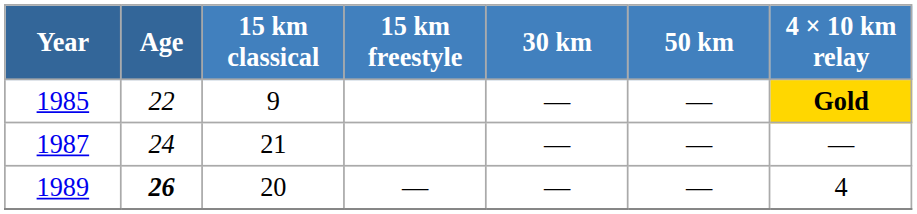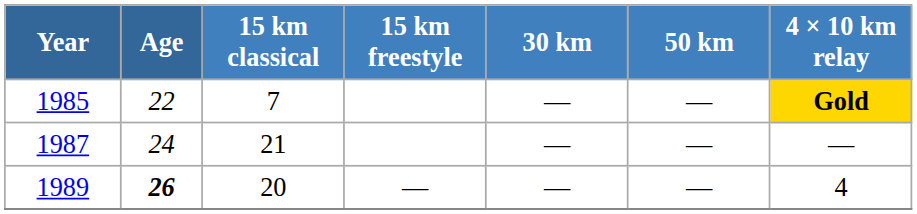(273, 100) 9 -> (273, 100) 7
